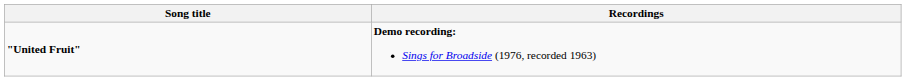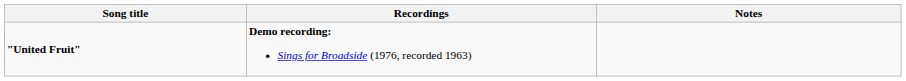+ column: (749, 13)
